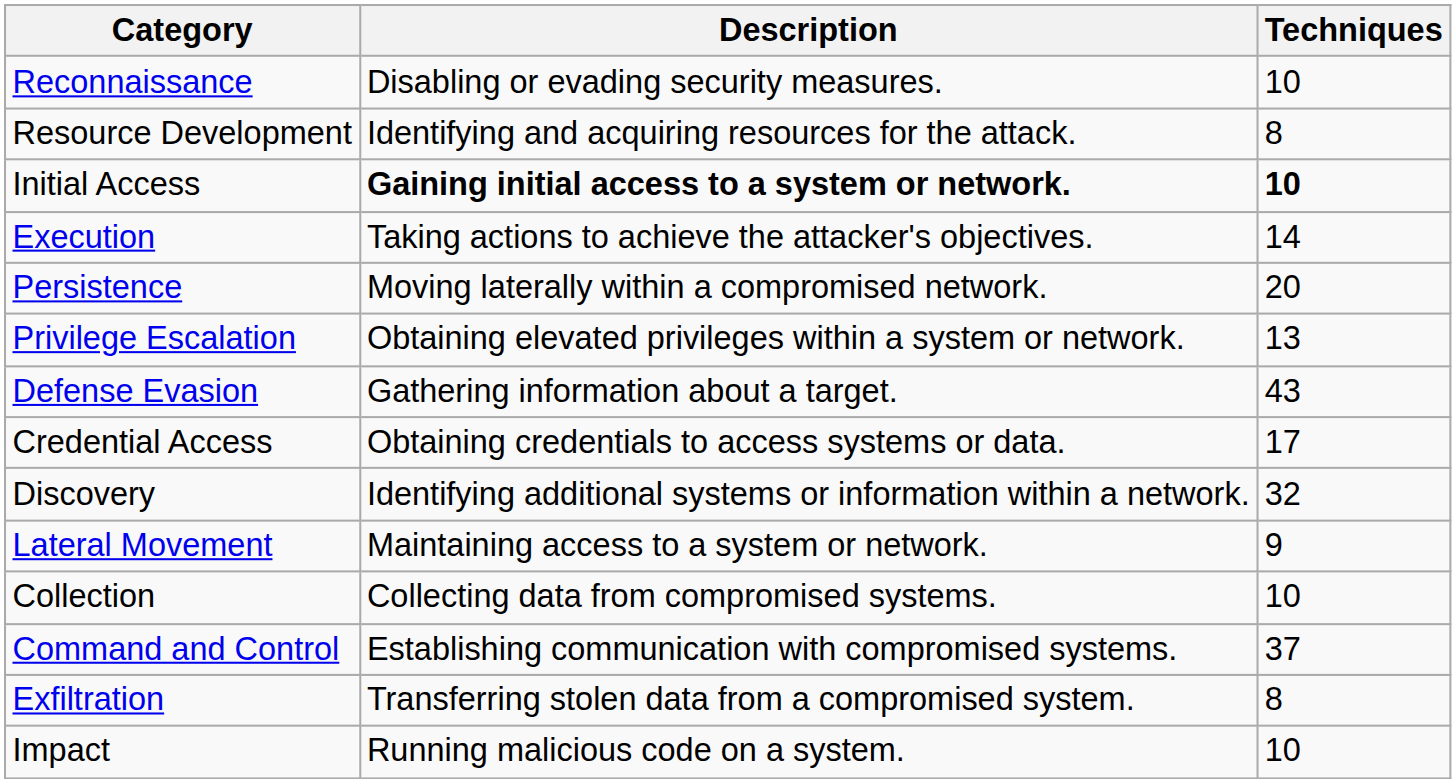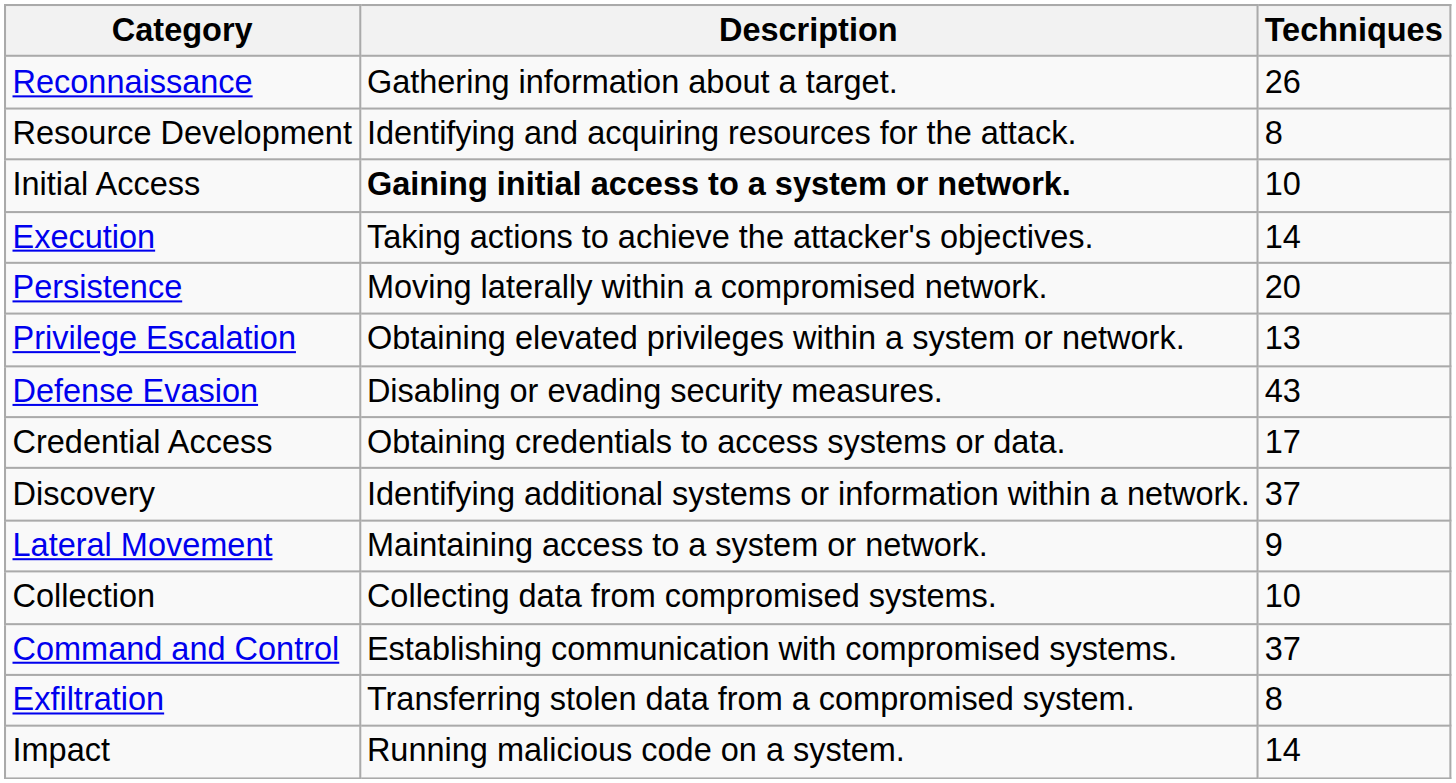(655, 81) Disabling or evading security measures. -> (632, 81) Gathering information about a target.
(1283, 81) 10 -> (1283, 81) 26
(1283, 184) bold -> (1283, 184) normal
(632, 390) Gathering information about a target. -> (655, 390) Disabling or evading security measures.
(1283, 493) 32 -> (1283, 493) 37
(1283, 751) 10 -> (1283, 751) 14
